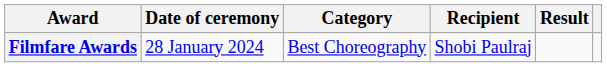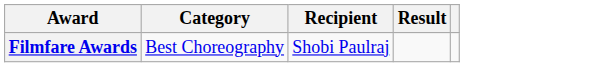- column: (212, 18)
